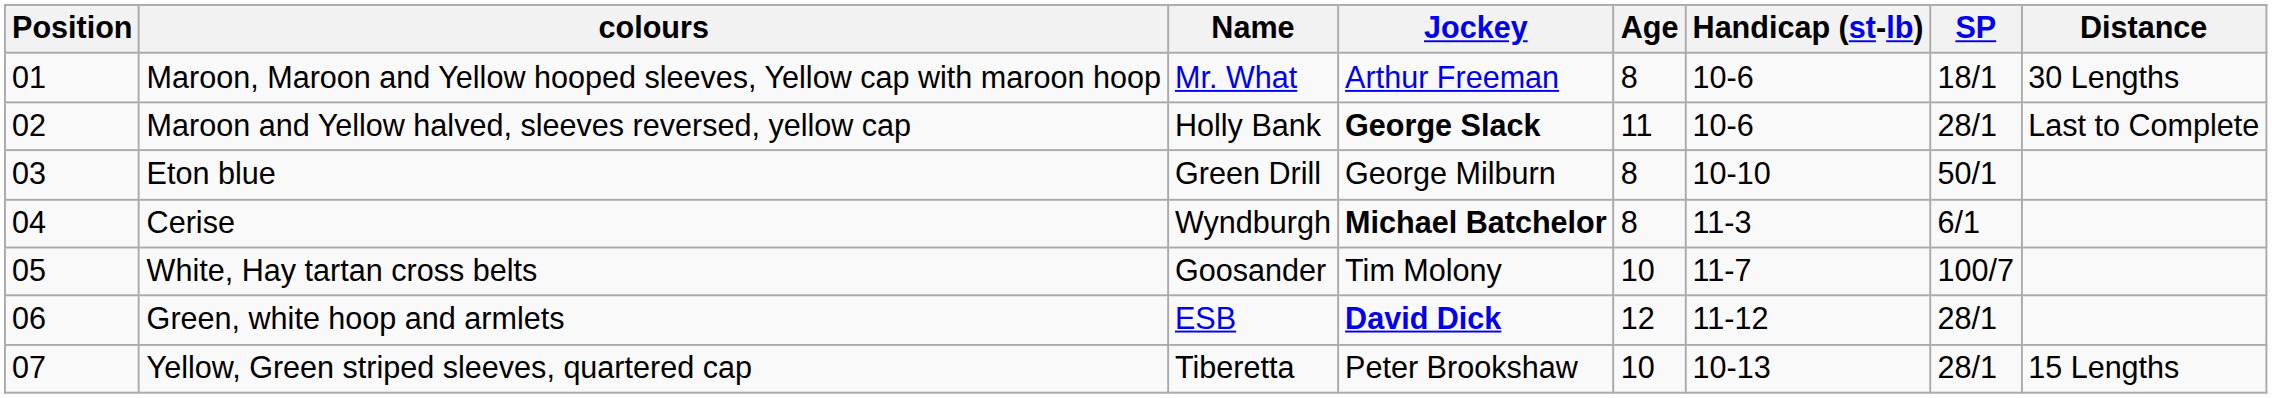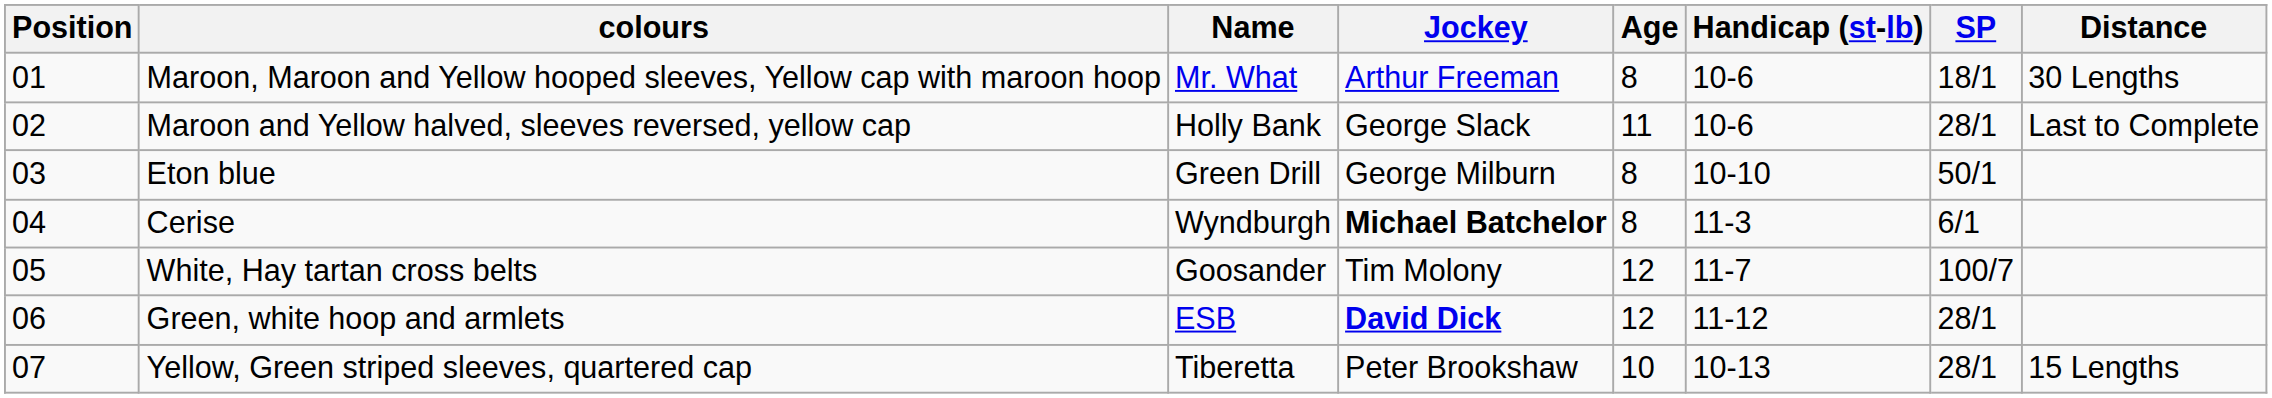(1443, 125) bold -> (1438, 125) normal
(1638, 271) 10 -> (1638, 271) 12
